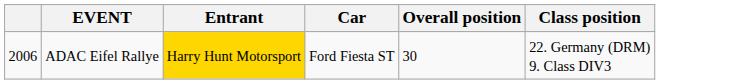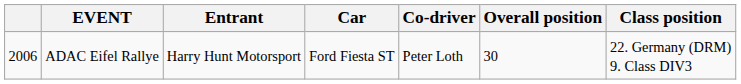+ column: (439, 18)
(234, 56) gold background -> (234, 56) no background
